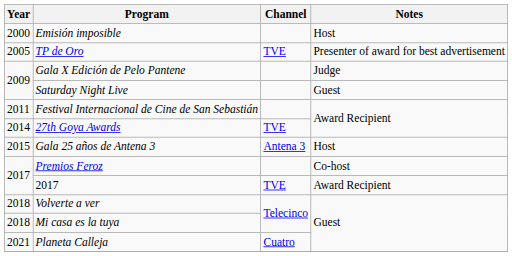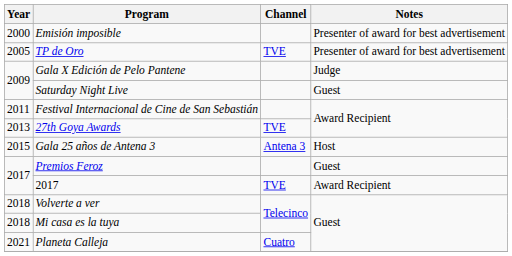(324, 33) Host -> (409, 33) Presenter of award for best advertisement
(19, 128) 2014 -> (19, 128) 2013
(332, 166) Co-host -> (327, 166) Guest
